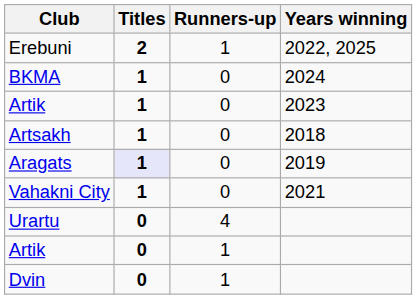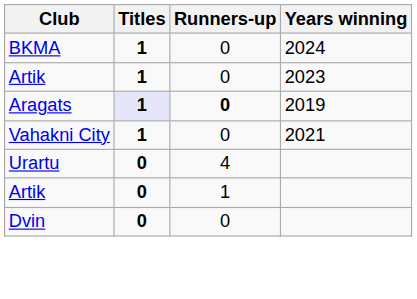- row: (40, 47)
- row: (40, 134)
(225, 163) normal -> (225, 105) bold
(225, 279) 1 -> (225, 221) 0
